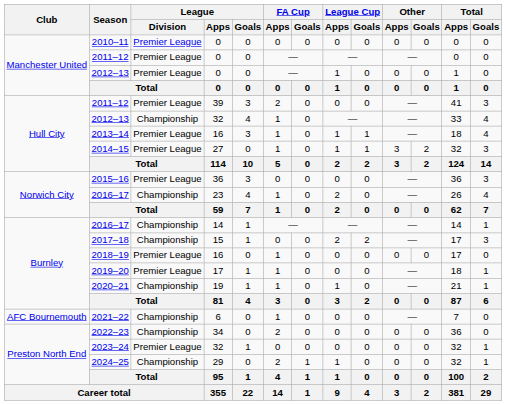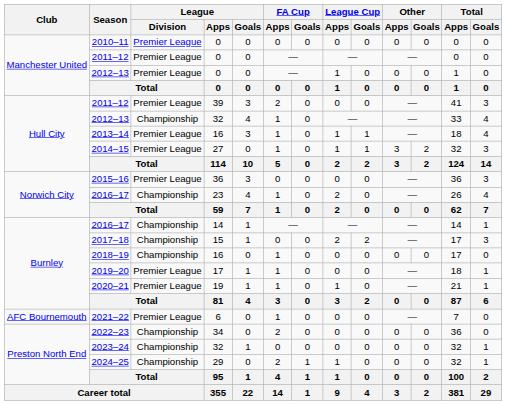(167, 255) Premier League -> (167, 255) Championship
(167, 286) Championship -> (167, 286) Premier League
(167, 316) Championship -> (167, 316) Premier League
(167, 347) Premier League -> (167, 347) Championship
